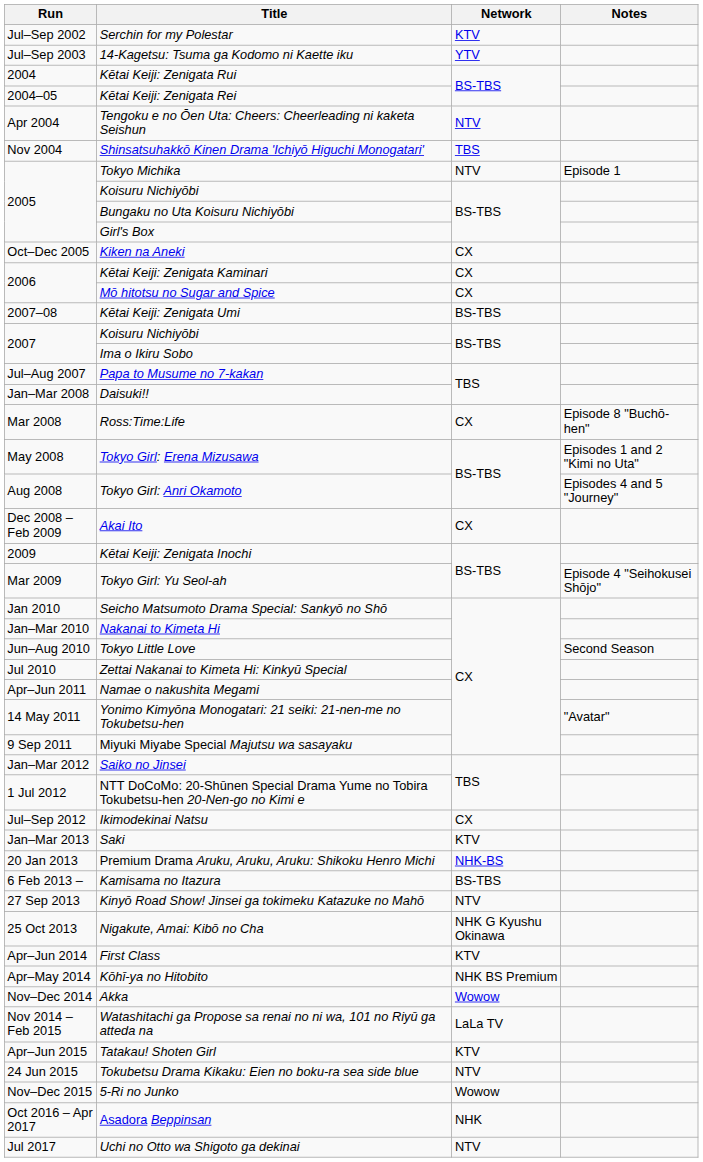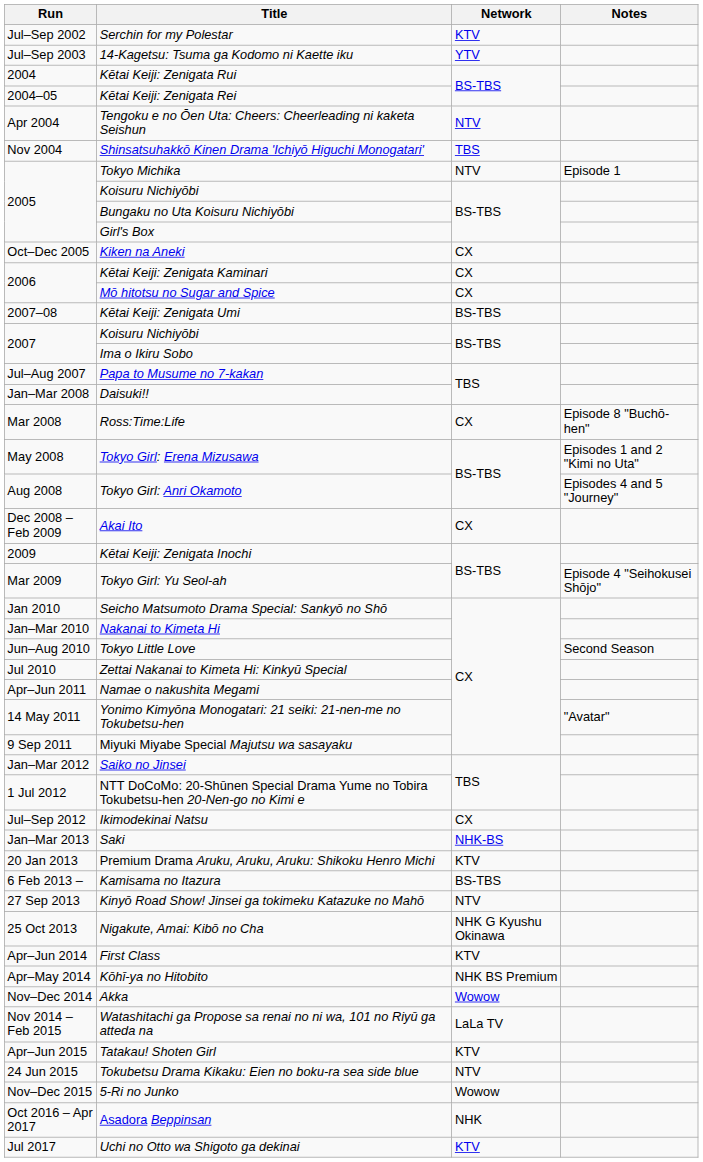(467, 840) KTV -> (479, 840) NHK-BS
(479, 860) NHK-BS -> (467, 860) KTV
(468, 1147) NTV -> (467, 1147) KTV
